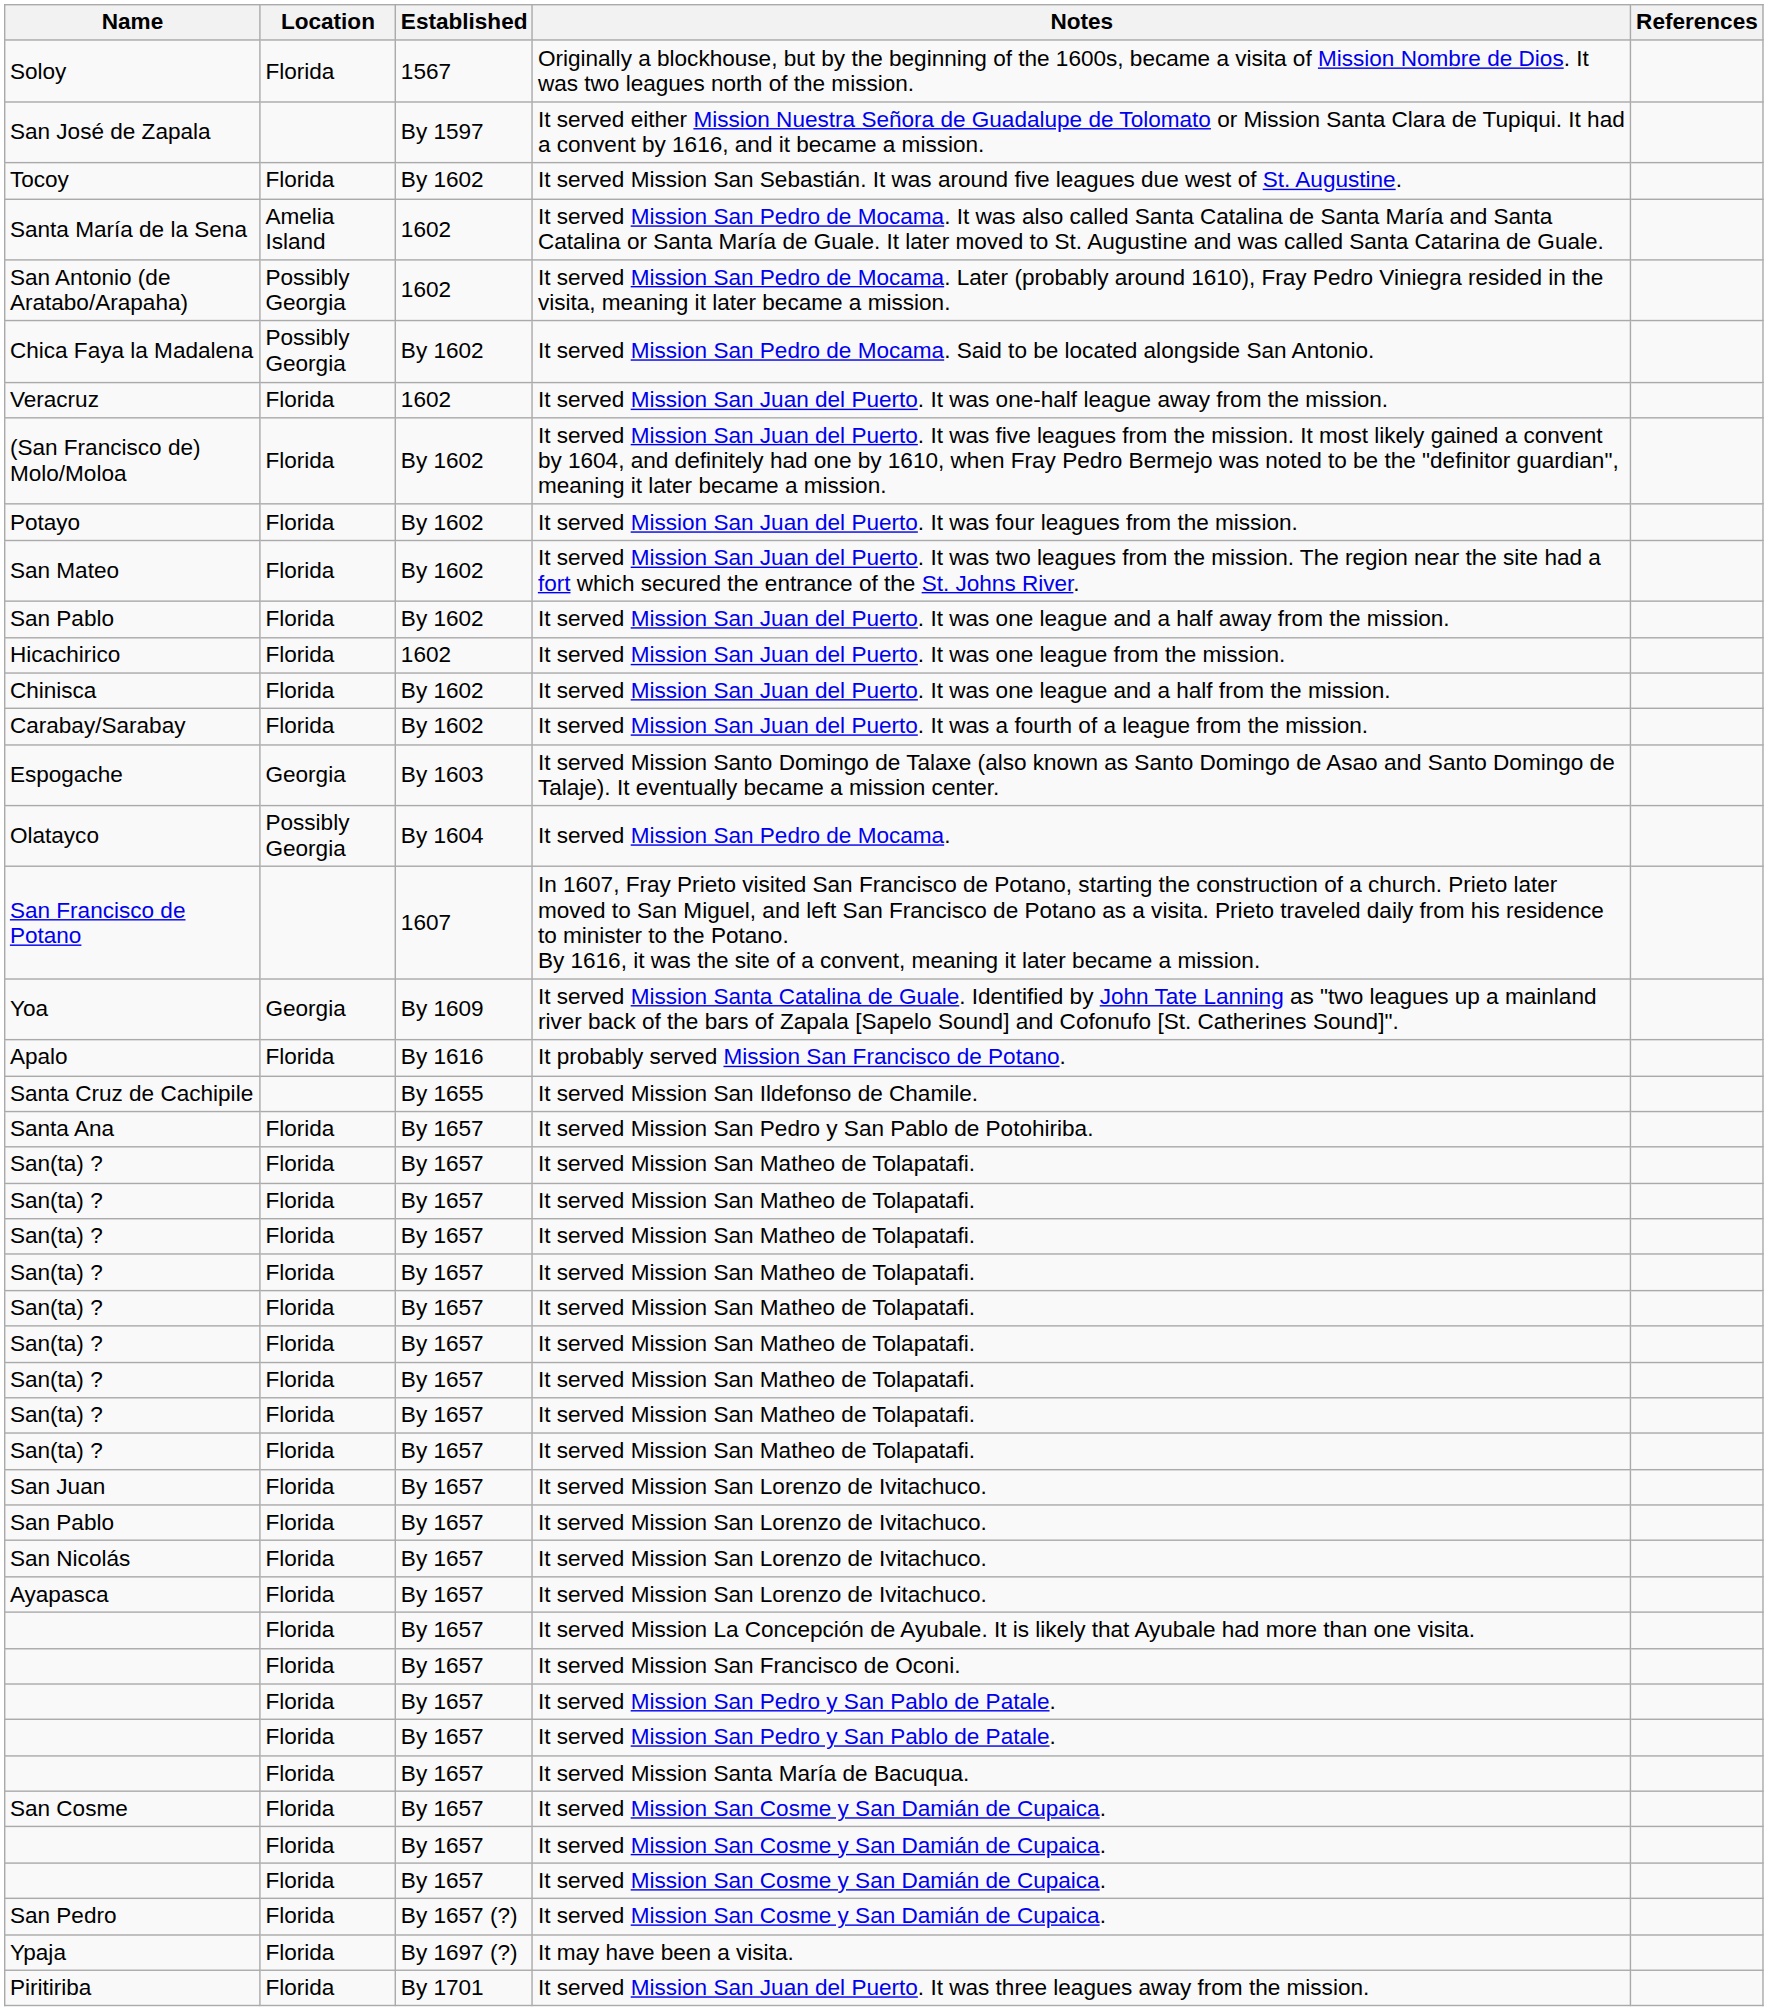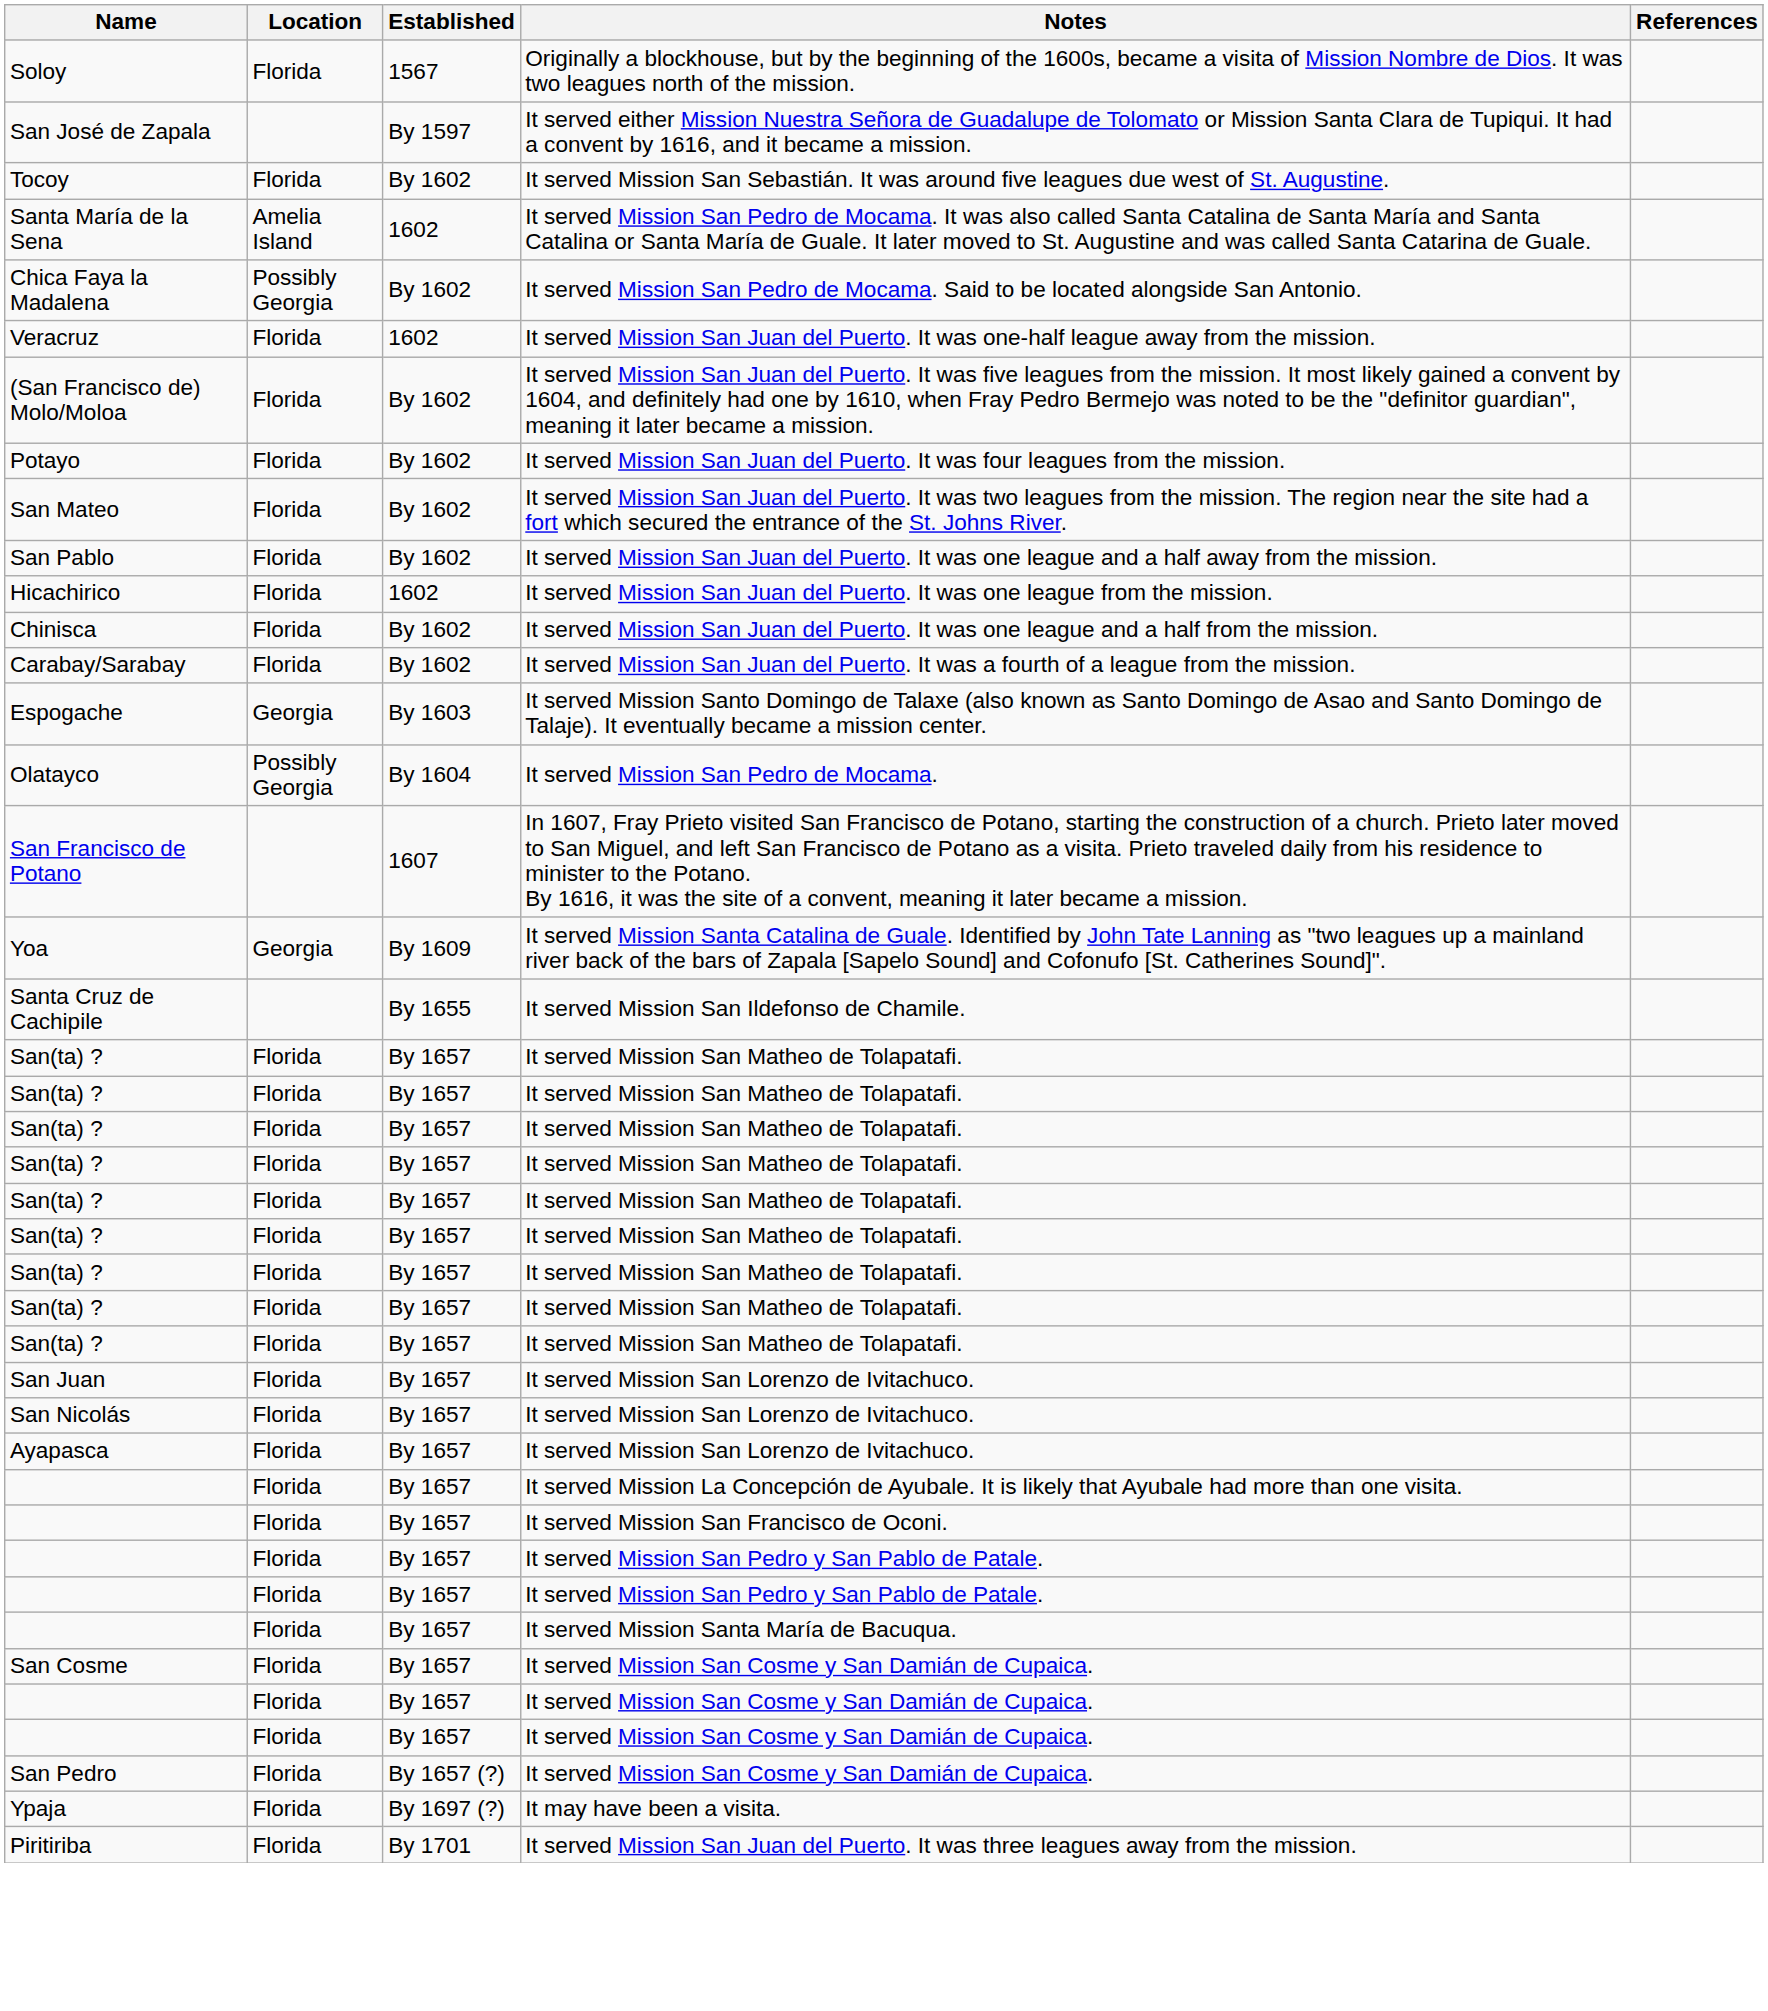- row: (99, 290)
- row: (39, 1057)
- row: (62, 1129)
- row: (62, 1522)
